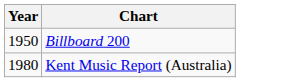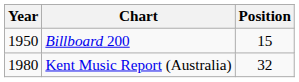+ column: (265, 16)
